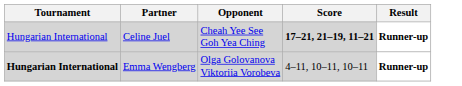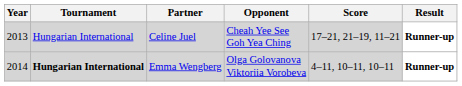+ column: (17, 13)
(330, 37) bold -> (356, 37) normal
